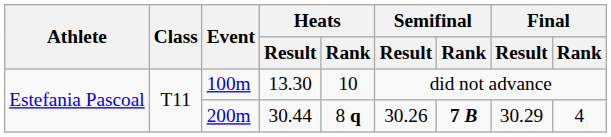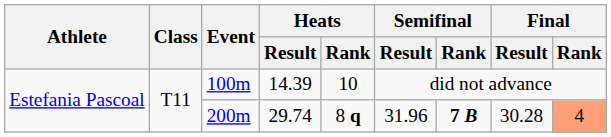(290, 84) 13.30 -> (290, 84) 14.39
(290, 116) 30.44 -> (290, 116) 29.74
(406, 116) 30.26 -> (406, 116) 31.96
(521, 116) 30.29 -> (521, 116) 30.28
(579, 116) no background -> (579, 116) lightsalmon background
